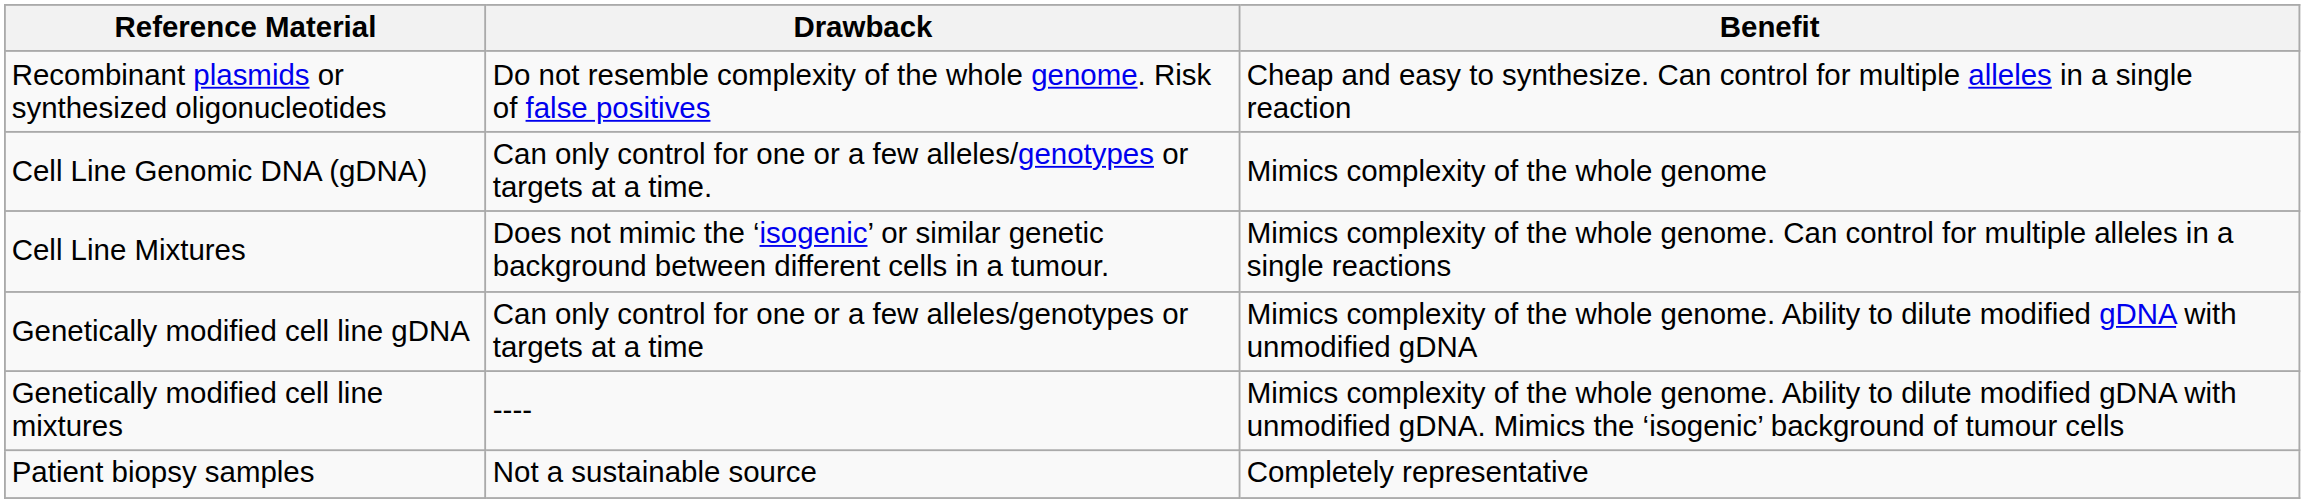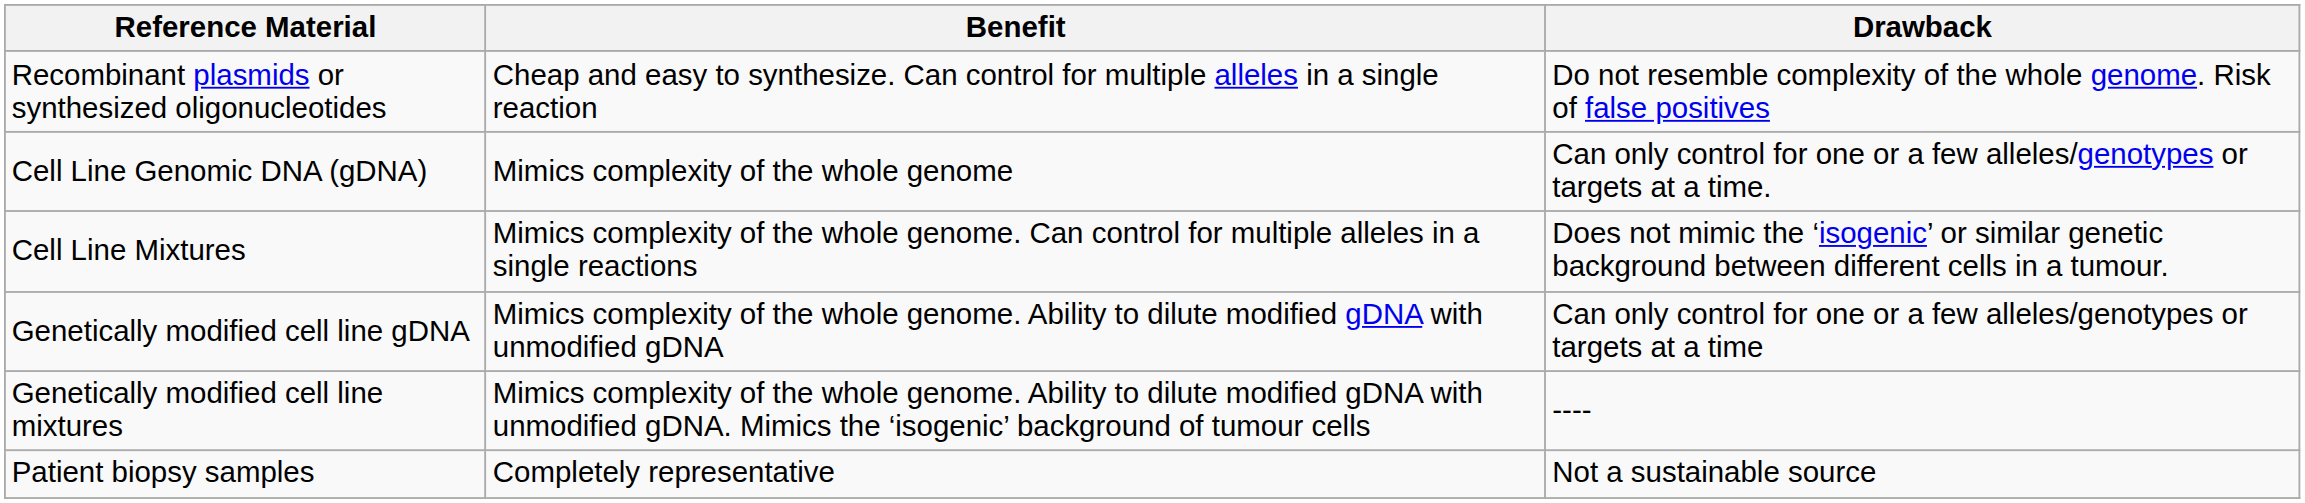columns swapped: (1770, 27) <-> (863, 27)
